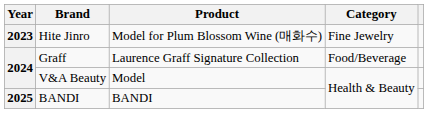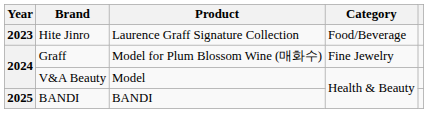(217, 35) Model for Plum Blossom Wine (매화수) -> (205, 34) Laurence Graff Signature Collection
(361, 36) Fine Jewelry -> (367, 34) Food/Beverage
(205, 57) Laurence Graff Signature Collection -> (217, 56) Model for Plum Blossom Wine (매화수)
(367, 57) Food/Beverage -> (361, 56) Fine Jewelry
